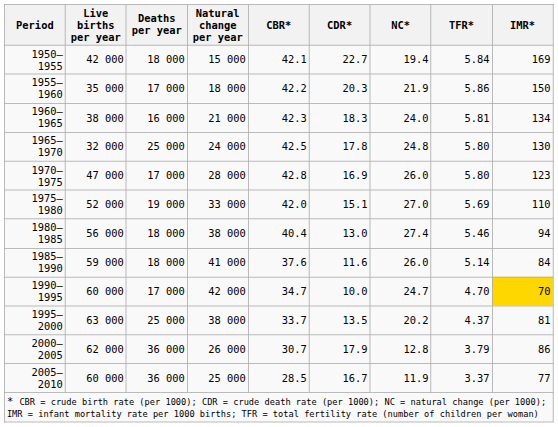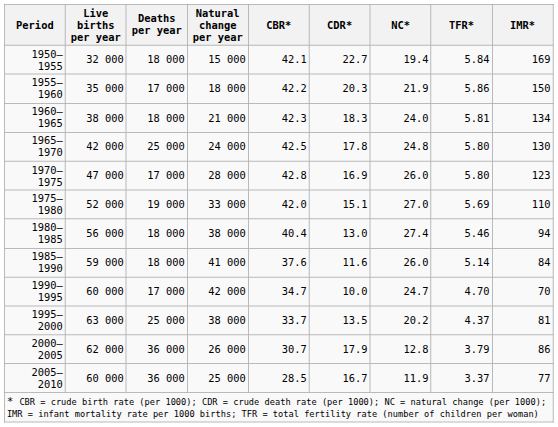(105, 60) 42 000 -> (105, 60) 32 000
(166, 118) 16 000 -> (166, 118) 18 000
(105, 147) 32 000 -> (105, 147) 42 000
(544, 291) gold background -> (544, 291) no background
